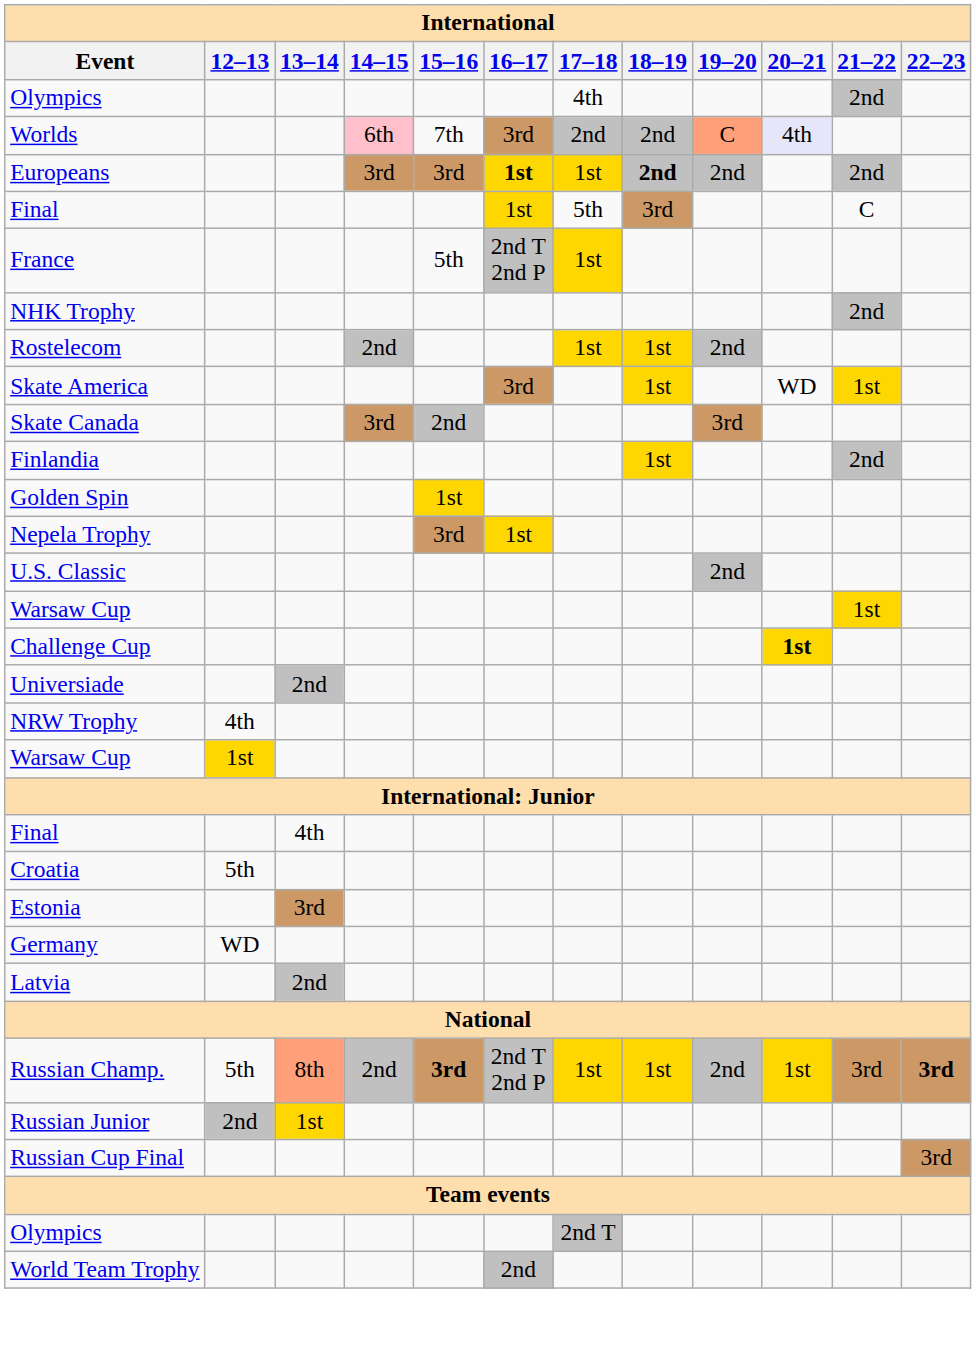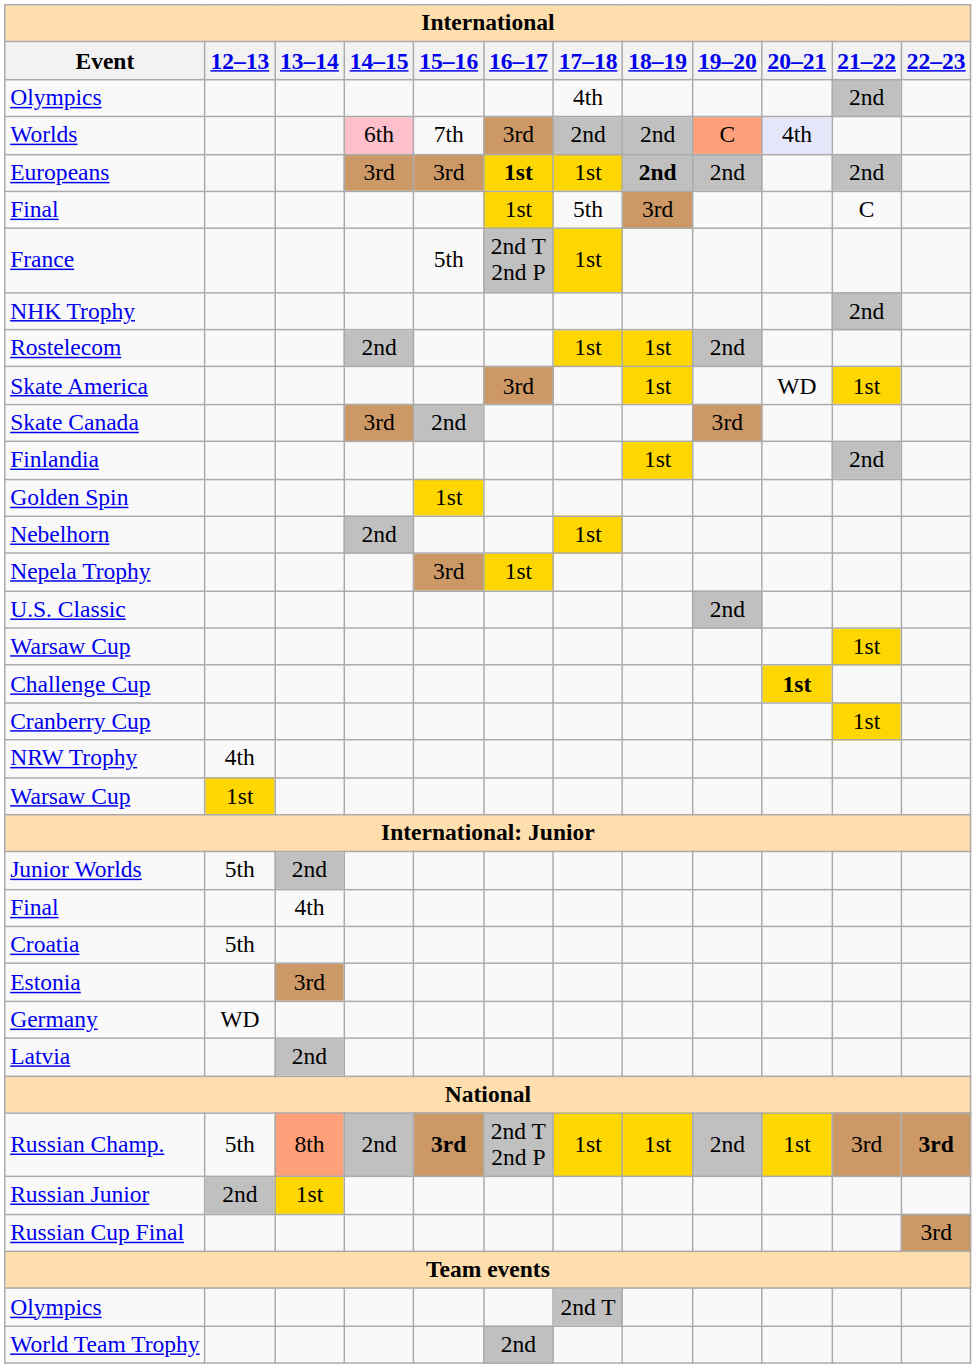+ row: (60, 534)
+ row: (80, 721)
- row: (67, 683)
+ row: (76, 870)
